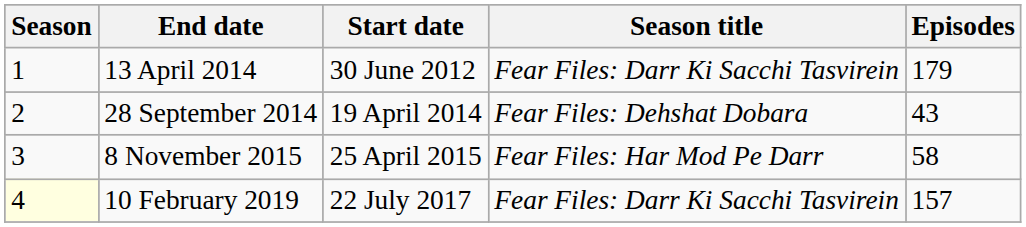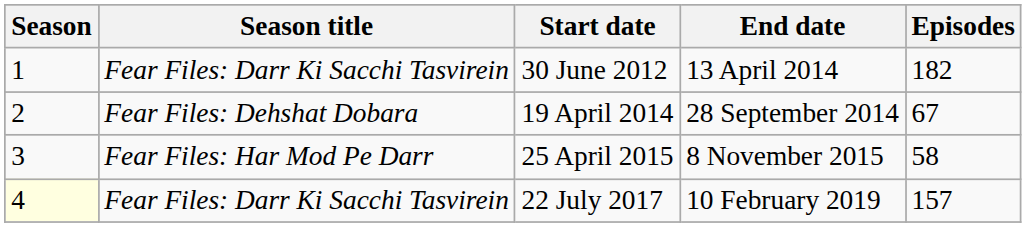columns swapped: (697, 26) <-> (211, 26)
(932, 69) 179 -> (932, 69) 182
(925, 112) 43 -> (925, 112) 67
